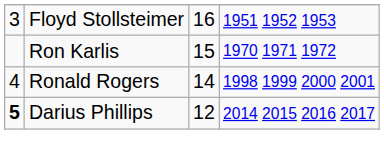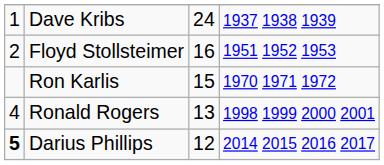+ row: (77, 19)
(15, 19) 3 -> (15, 50) 2
(204, 81) 14 -> (204, 112) 13
